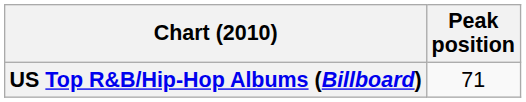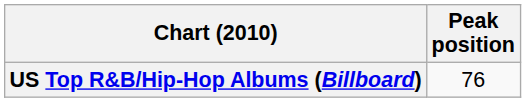(473, 79) 71 -> (473, 79) 76
